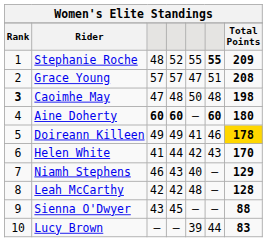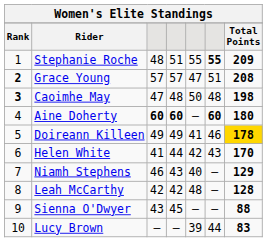(176, 60) 52 -> (176, 60) 51
(18, 79) normal -> (18, 79) bold
